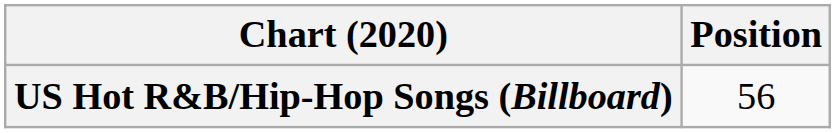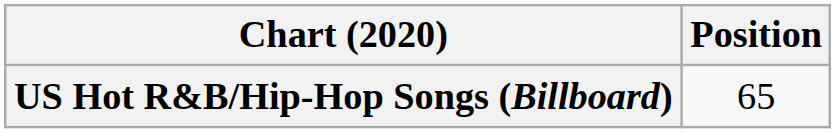(756, 95) 56 -> (756, 95) 65
